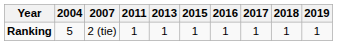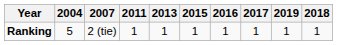columns swapped: (286, 13) <-> (317, 13)
